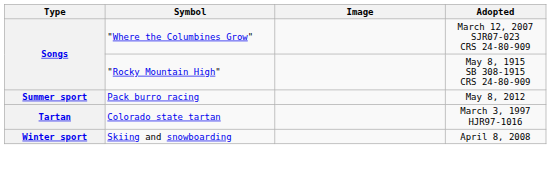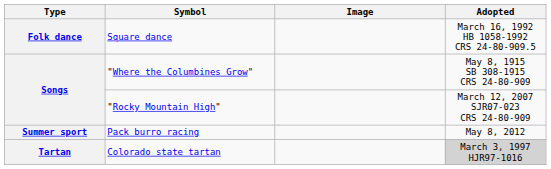+ row: (140, 37)
(495, 37) March 12, 2007 SJR07-023 CRS 24-80-909 -> (495, 72) May 8, 1915 SB 308-1915 CRS 24-80-909
(495, 72) May 8, 1915 SB 308-1915 CRS 24-80-909 -> (495, 107) March 12, 2007 SJR07-023 CRS 24-80-909
(495, 117) no background -> (495, 152) lightgrey background
- row: (169, 137)
